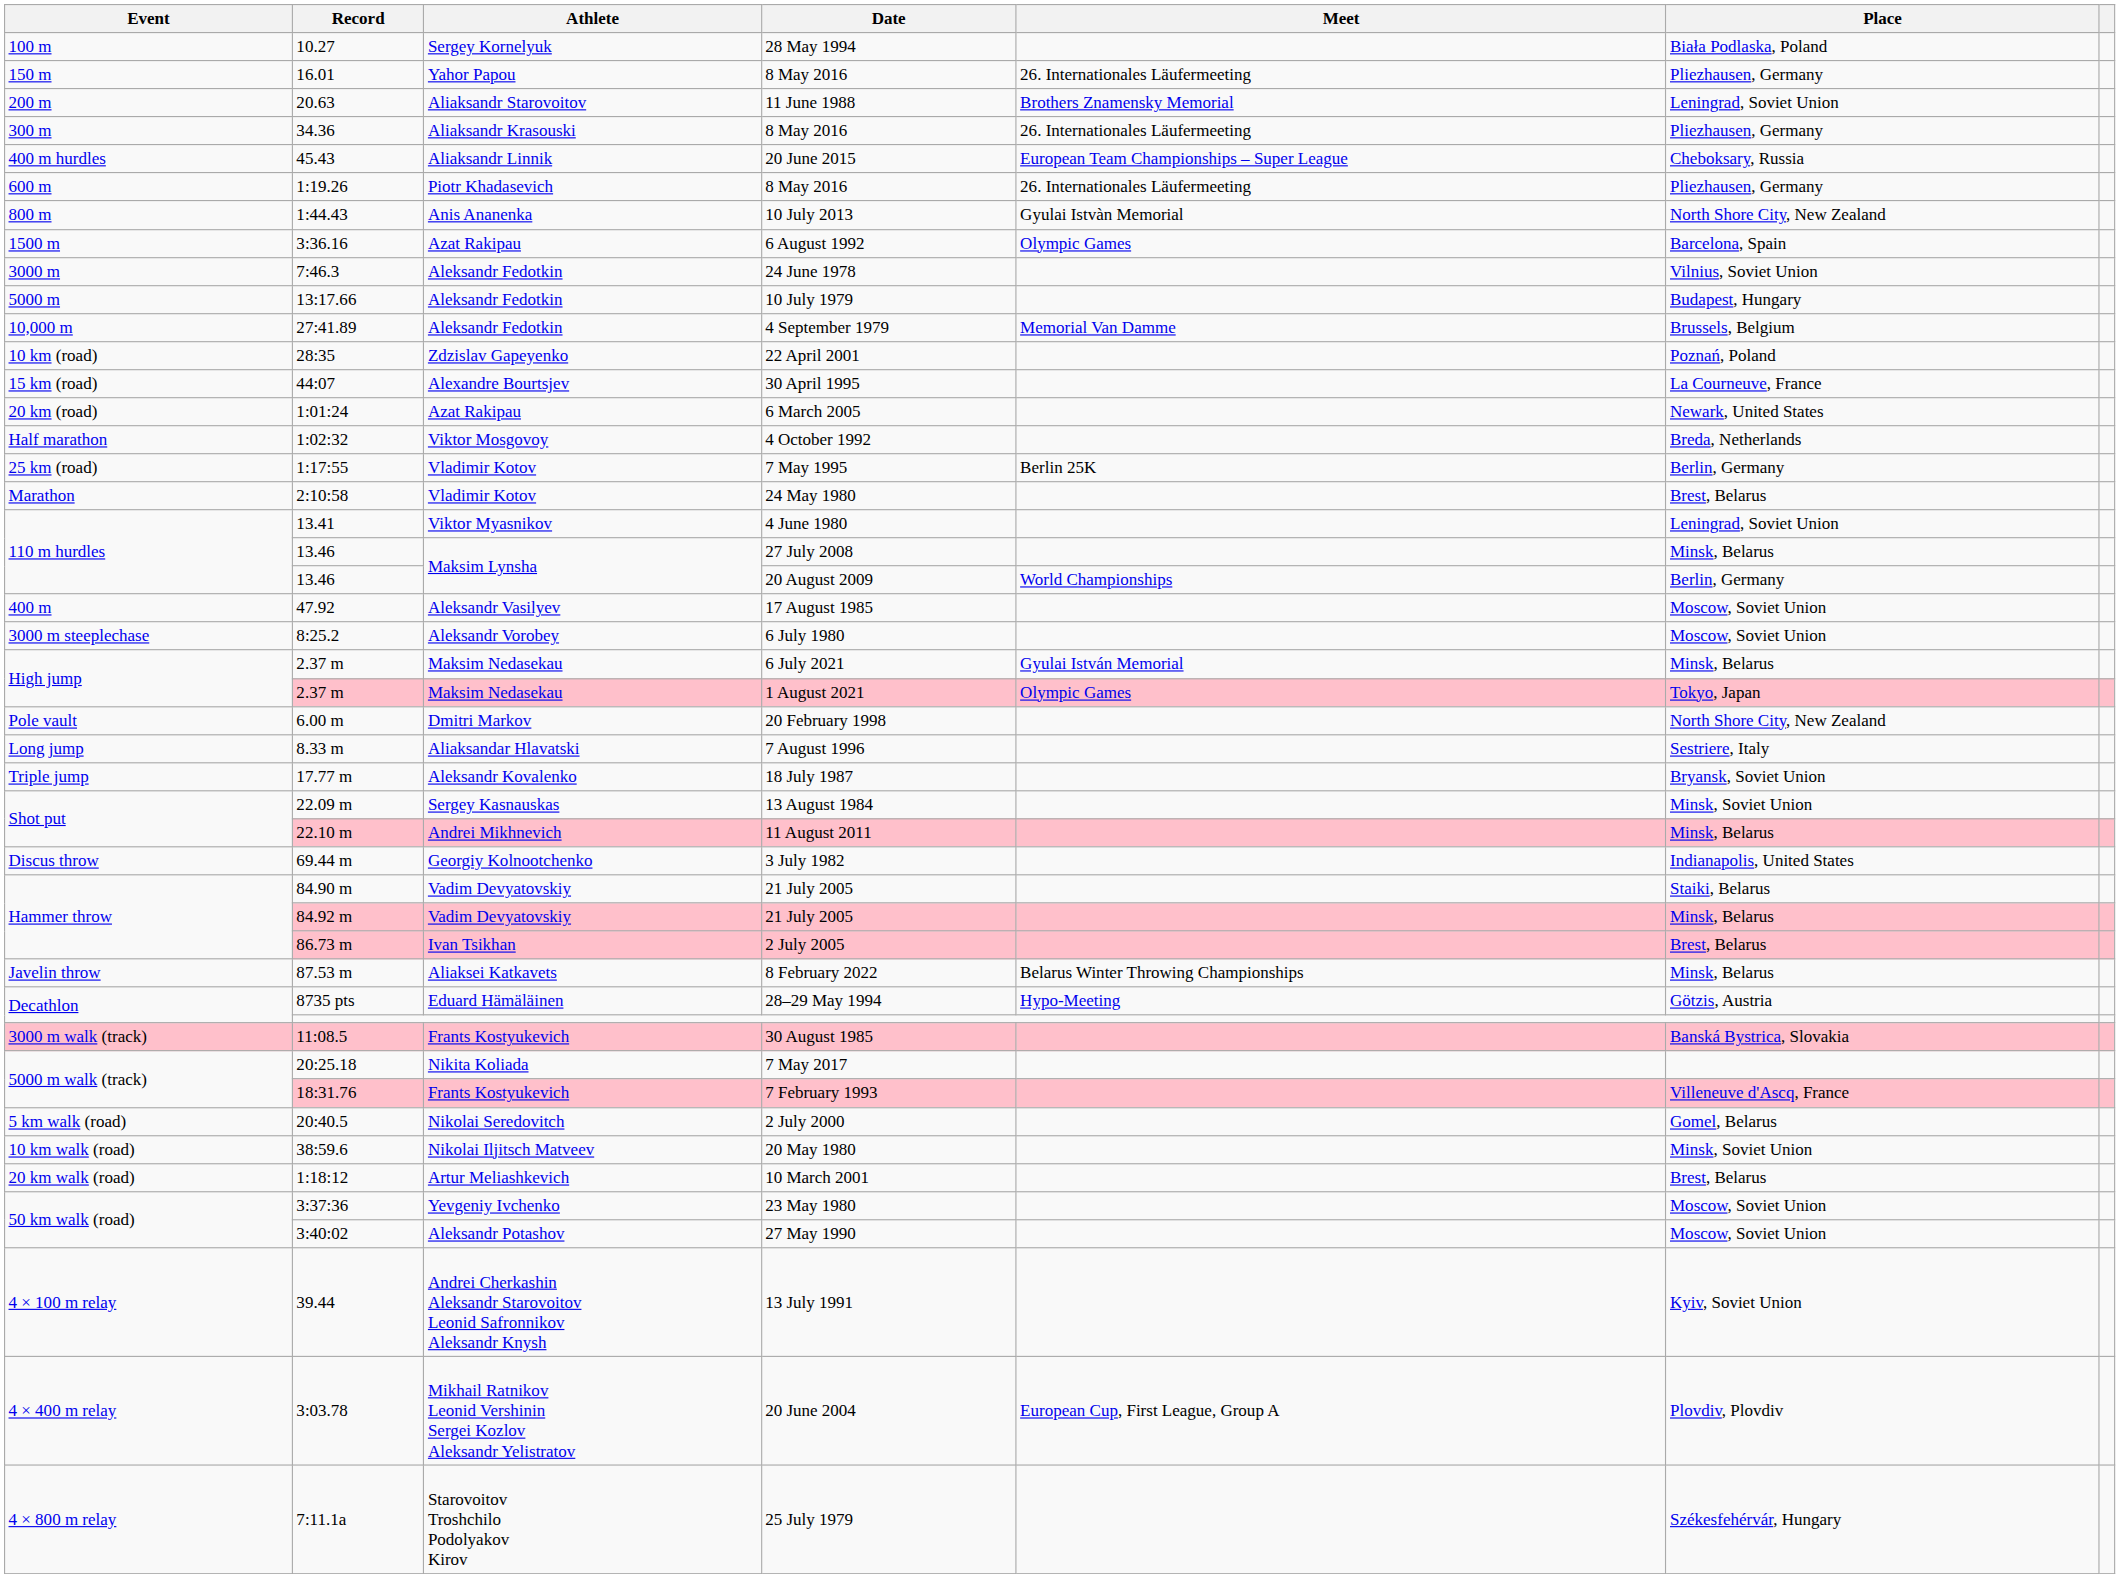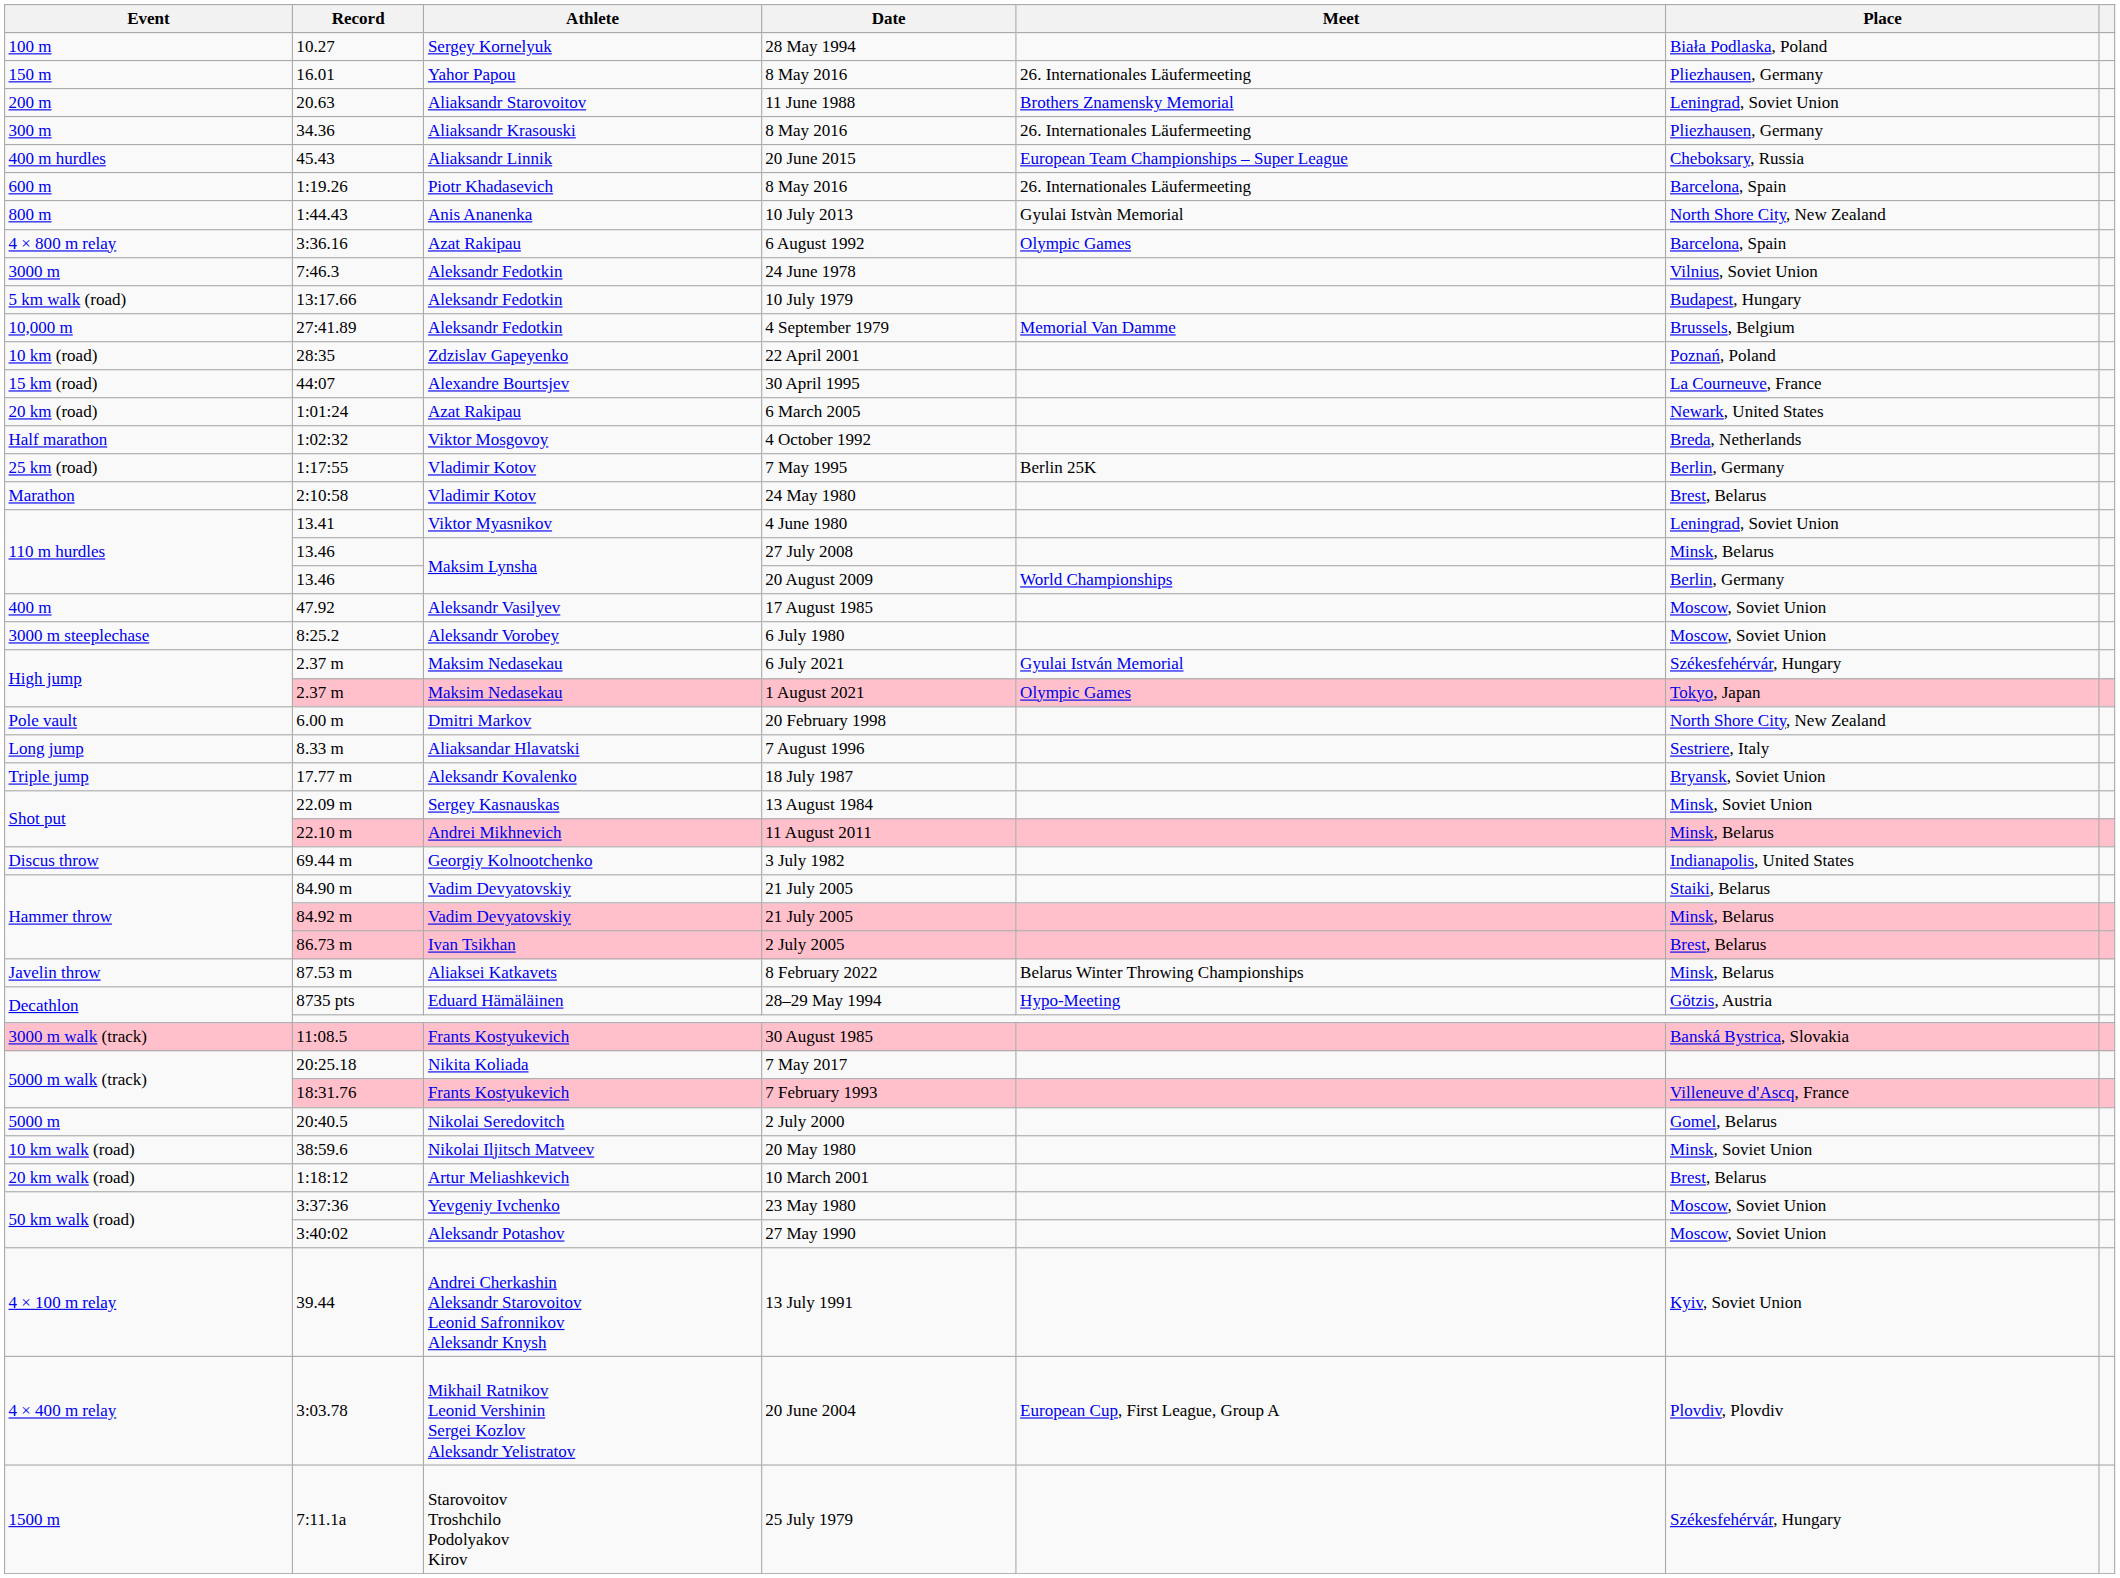(1747, 187) Pliezhausen, Germany -> (1728, 187) Barcelona, Spain
(34, 243) 1500 m -> (62, 243) 4 × 800 m relay
(34, 299) 5000 m -> (67, 299) 5 km walk (road)
(1722, 664) Minsk, Belarus -> (1756, 664) Székesfehérvár, Hungary
(67, 1121) 5 km walk (road) -> (34, 1121) 5000 m
(62, 1519) 4 × 800 m relay -> (34, 1519) 1500 m
